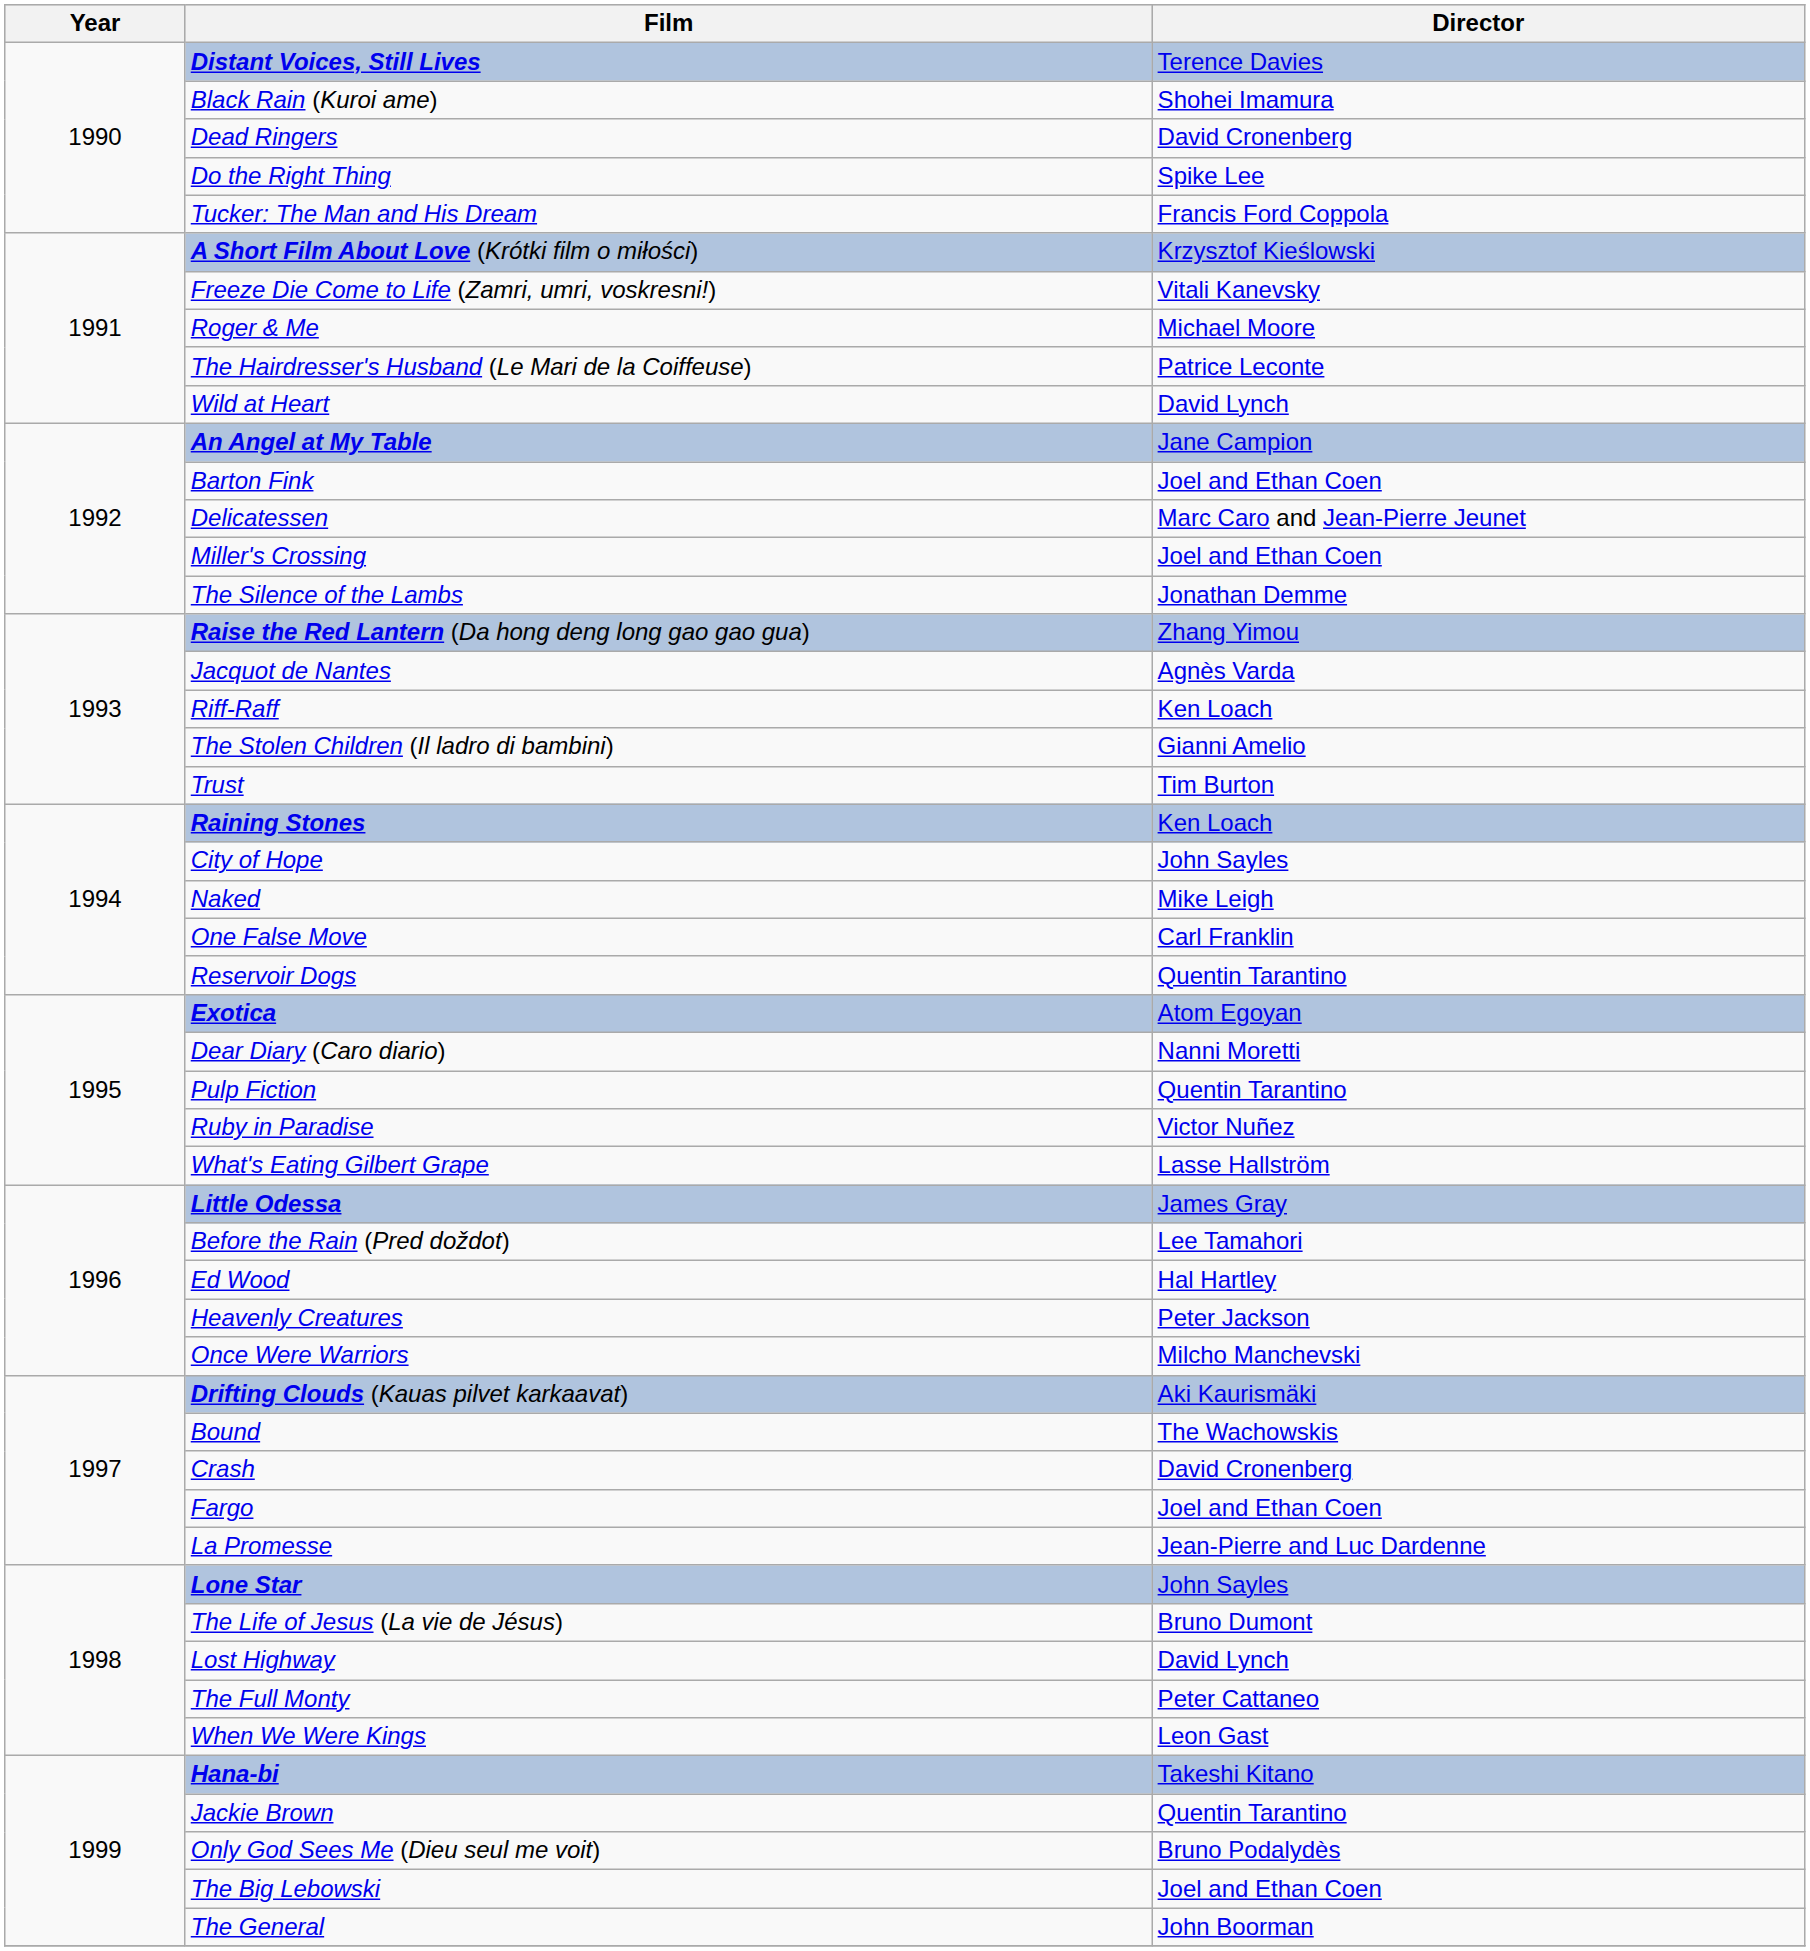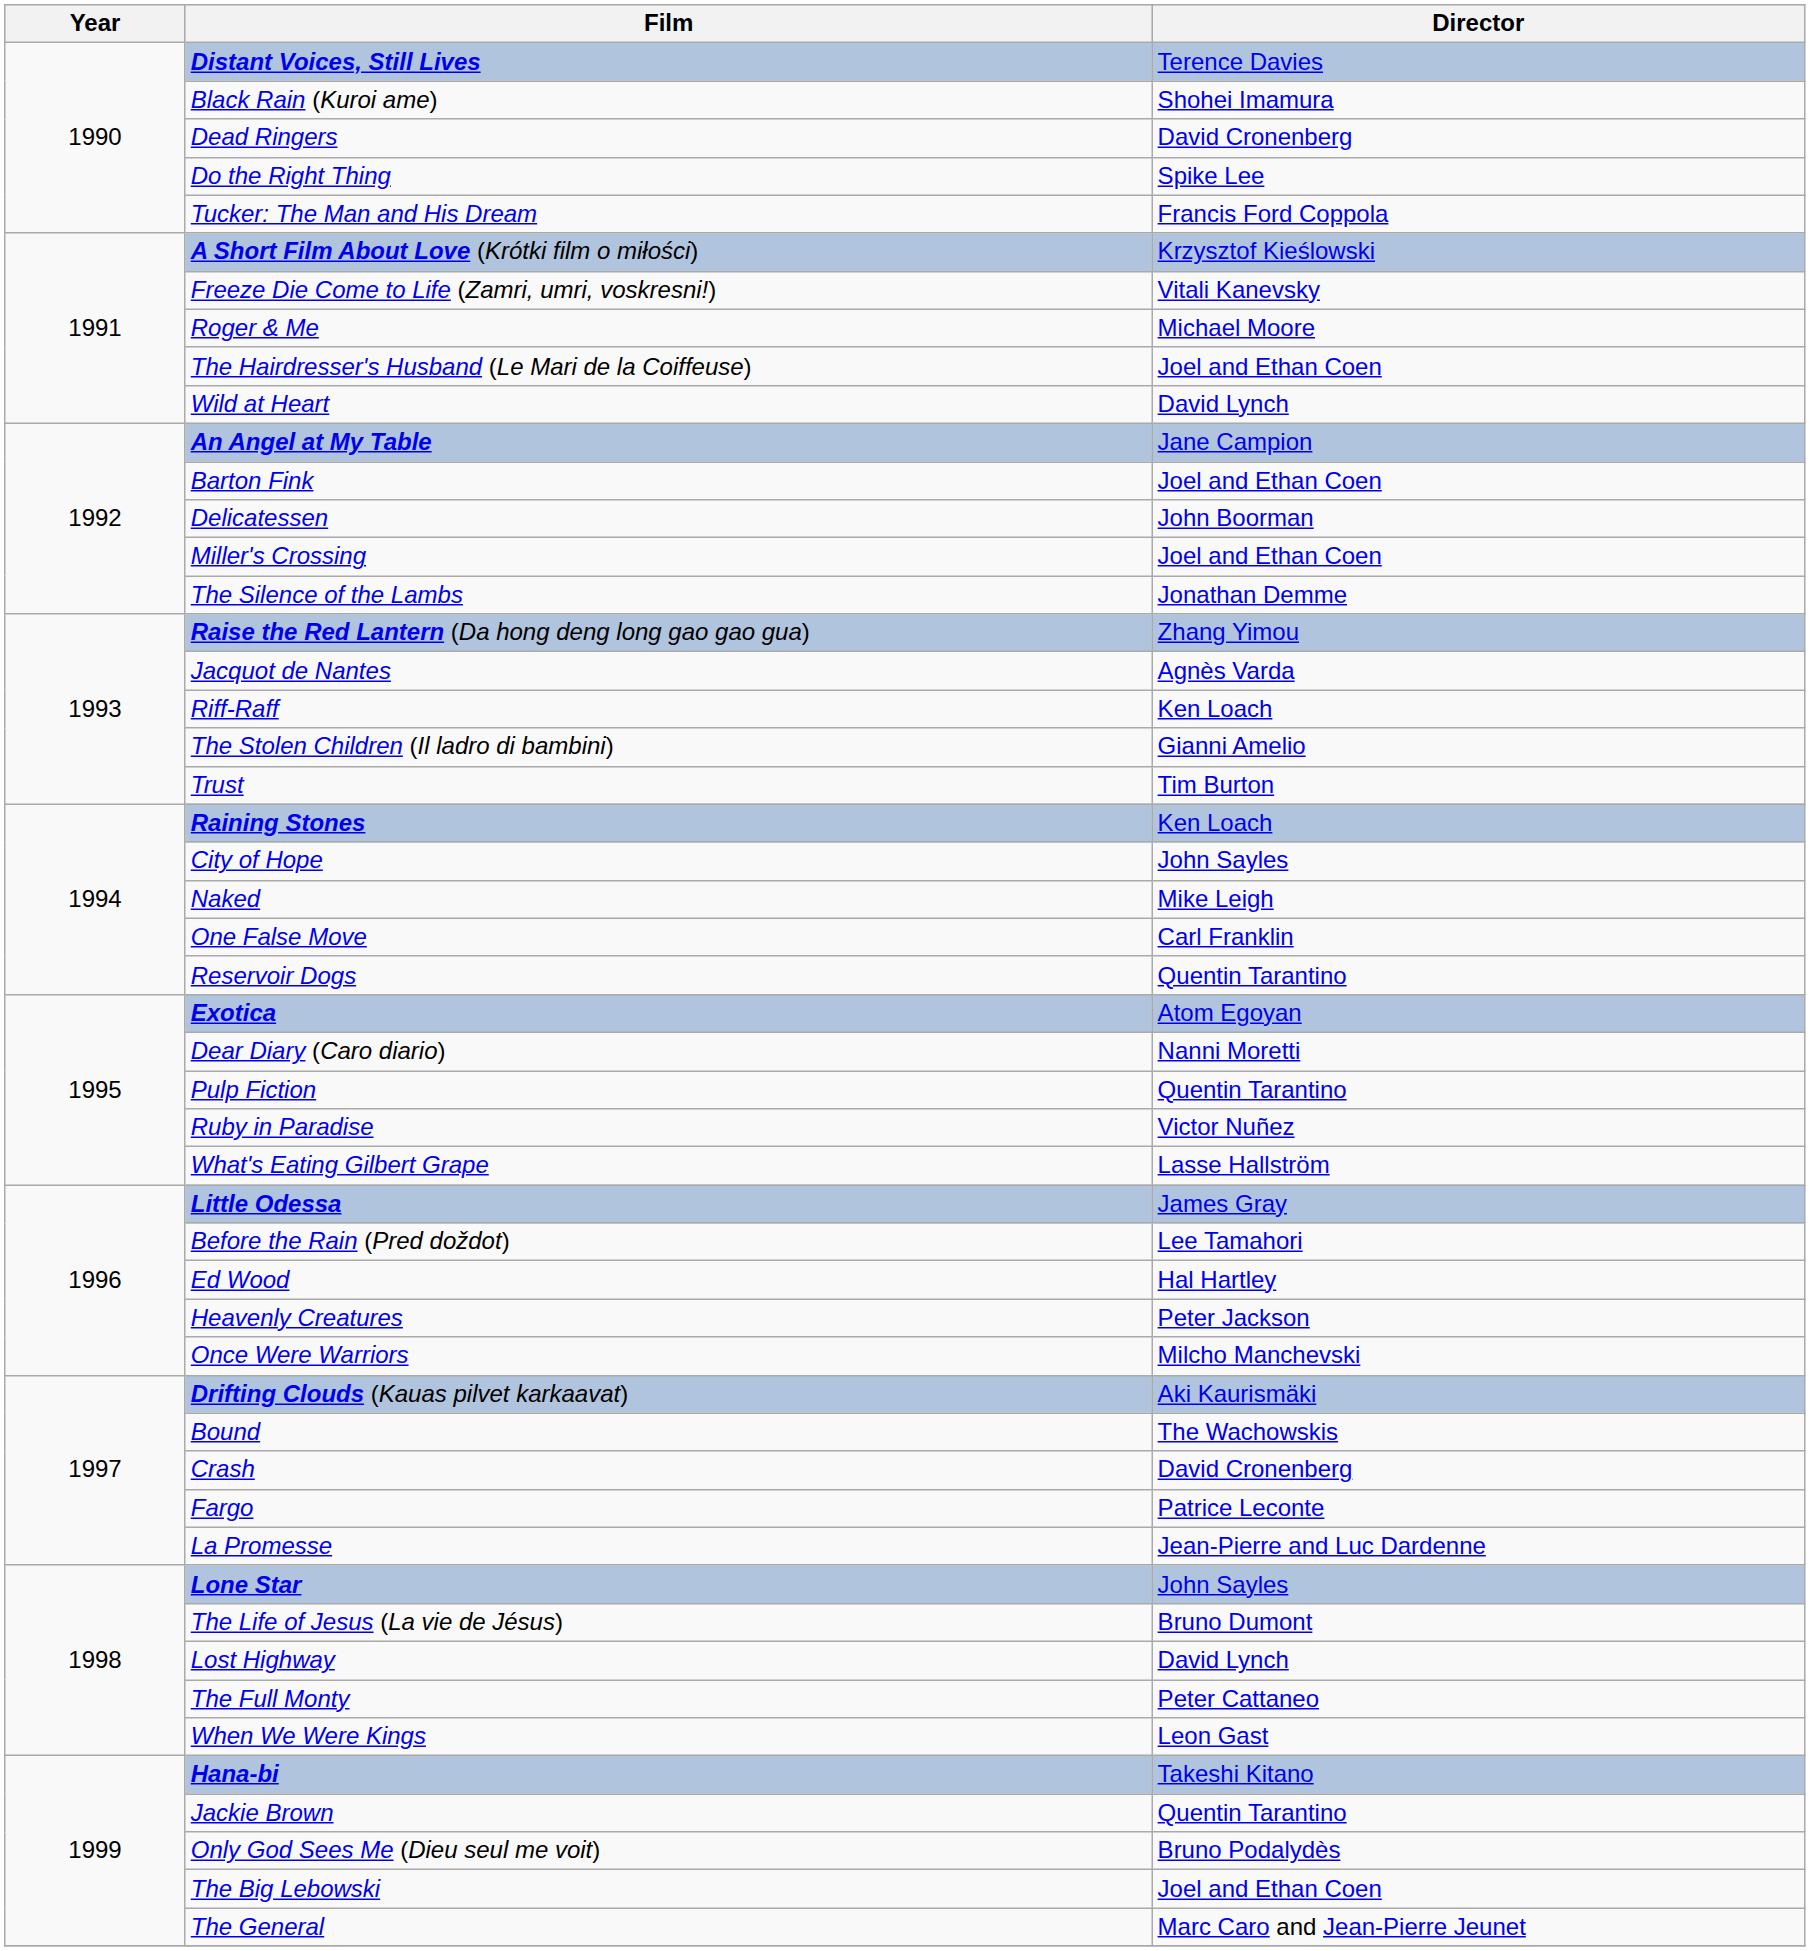(1241, 366) Patrice Leconte -> (1270, 366) Joel and Ethan Coen
(1342, 518) Marc Caro and Jean-Pierre Jeunet -> (1236, 518) John Boorman
(1270, 1507) Joel and Ethan Coen -> (1241, 1507) Patrice Leconte
(1236, 1926) John Boorman -> (1342, 1926) Marc Caro and Jean-Pierre Jeunet
